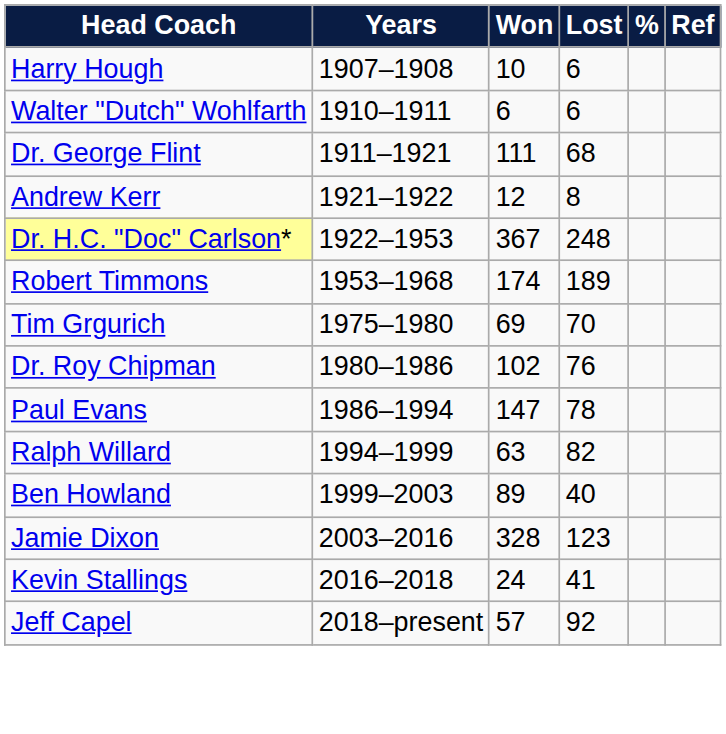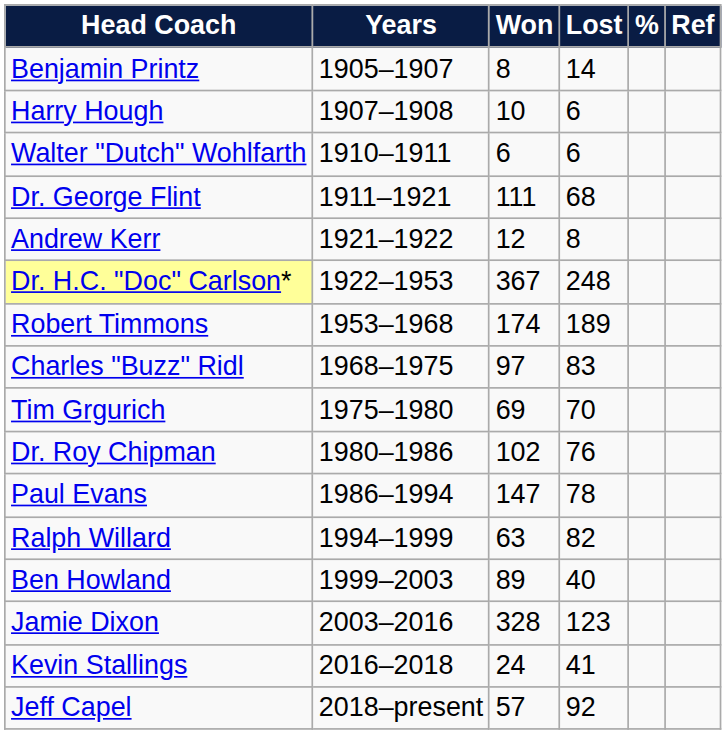+ row: (105, 68)
+ row: (127, 366)
